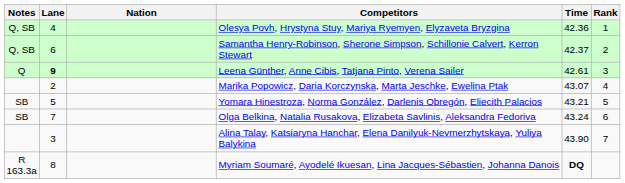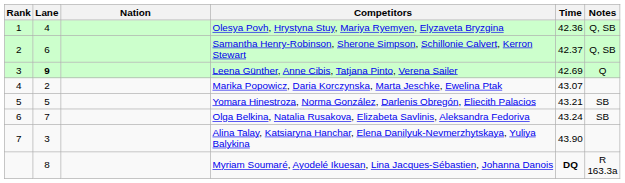columns swapped: (605, 12) <-> (22, 12)
(576, 70) 42.61 -> (570, 70) 42.69
